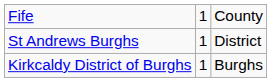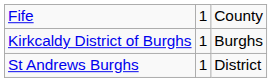rows swapped: (100, 65) <-> (73, 41)
